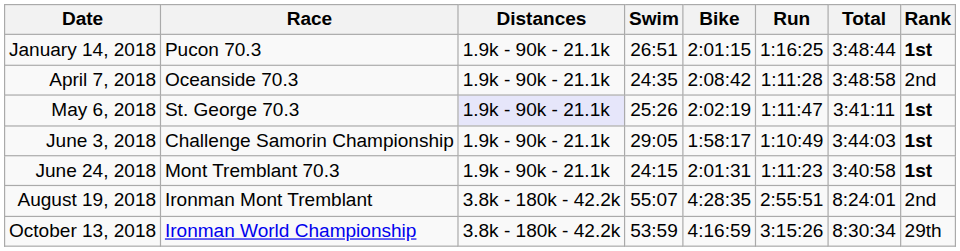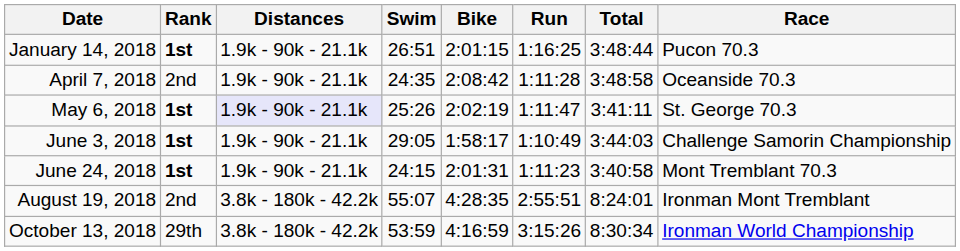columns swapped: (309, 19) <-> (928, 19)
